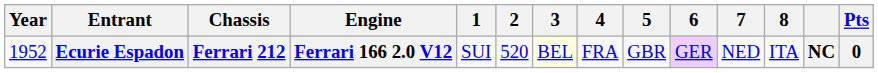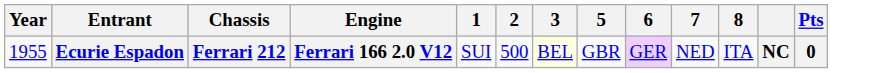- column: (600, 20)
(28, 51) 1952 -> (28, 51) 1955
(514, 51) 520 -> (514, 51) 500
